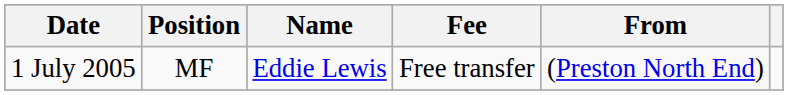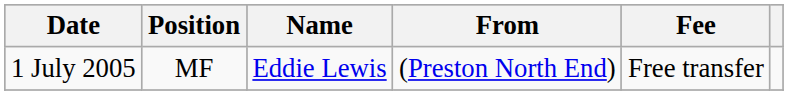columns swapped: (655, 25) <-> (467, 25)
